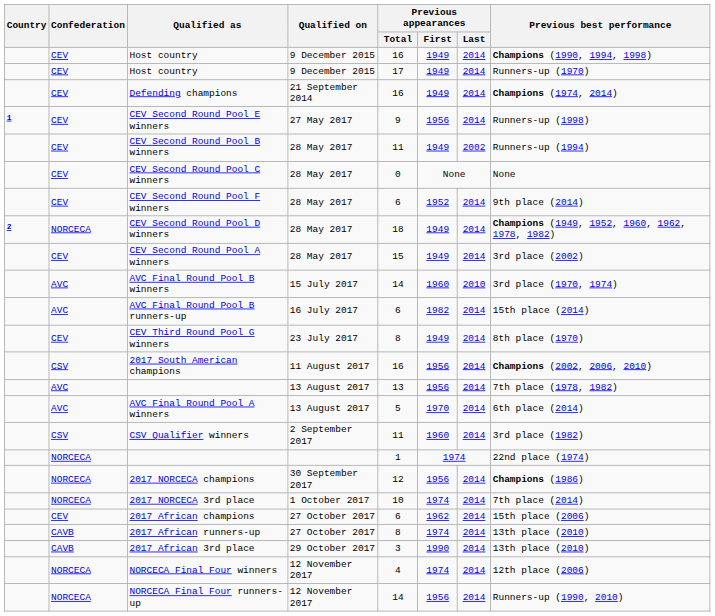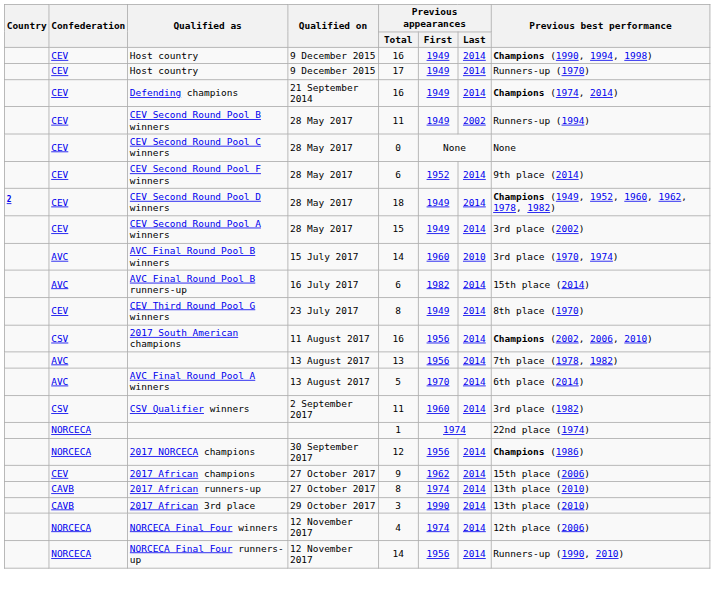- row: (195, 120)
(71, 229) NORCECA -> (60, 202) CEV
- row: (192, 501)
(398, 517) 6 -> (398, 473) 9
